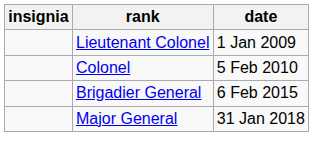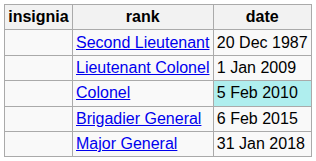+ row: (143, 42)
(257, 67) no background -> (257, 93) paleturquoise background
